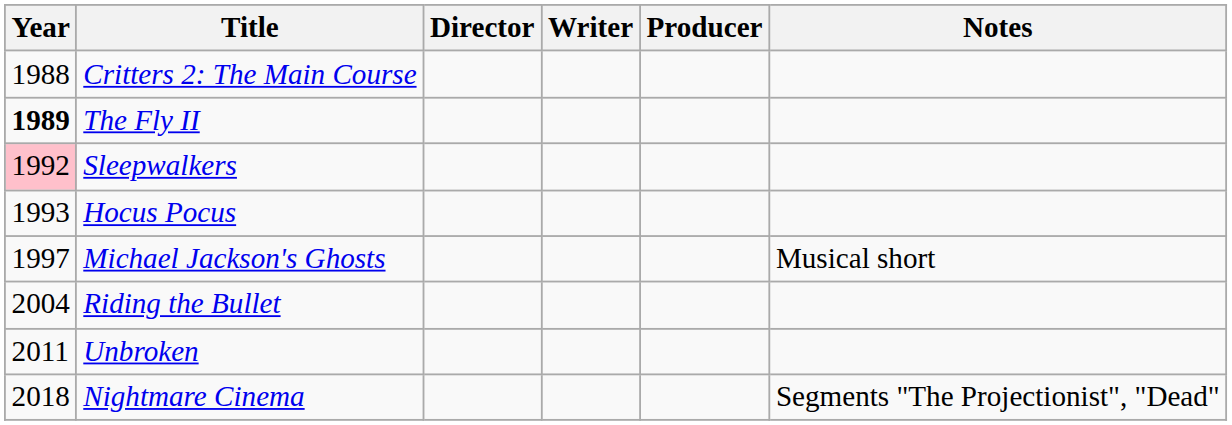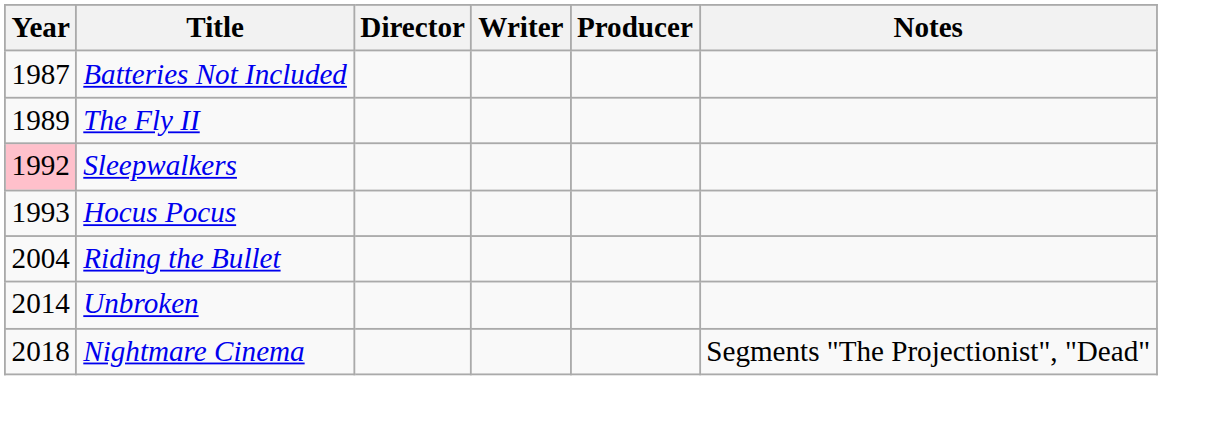+ row: (215, 73)
- row: (250, 73)
(41, 119) bold -> (41, 119) normal
- row: (234, 258)
(40, 350) 2011 -> (41, 304) 2014
